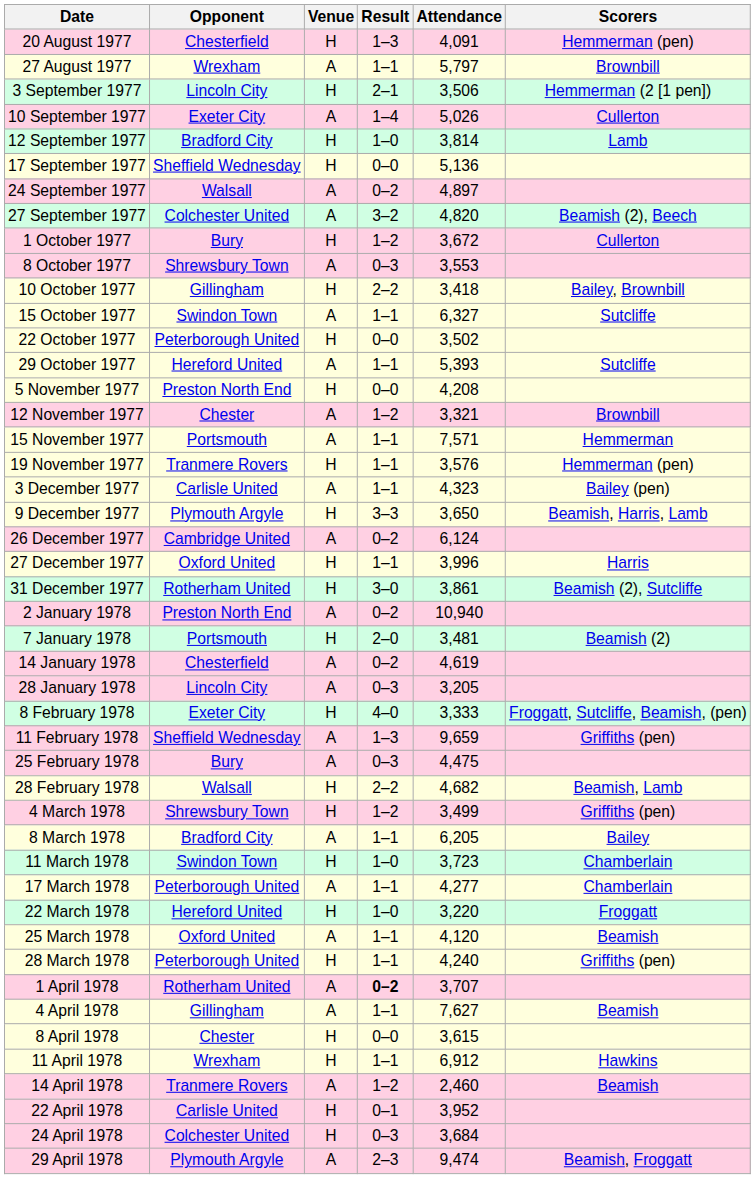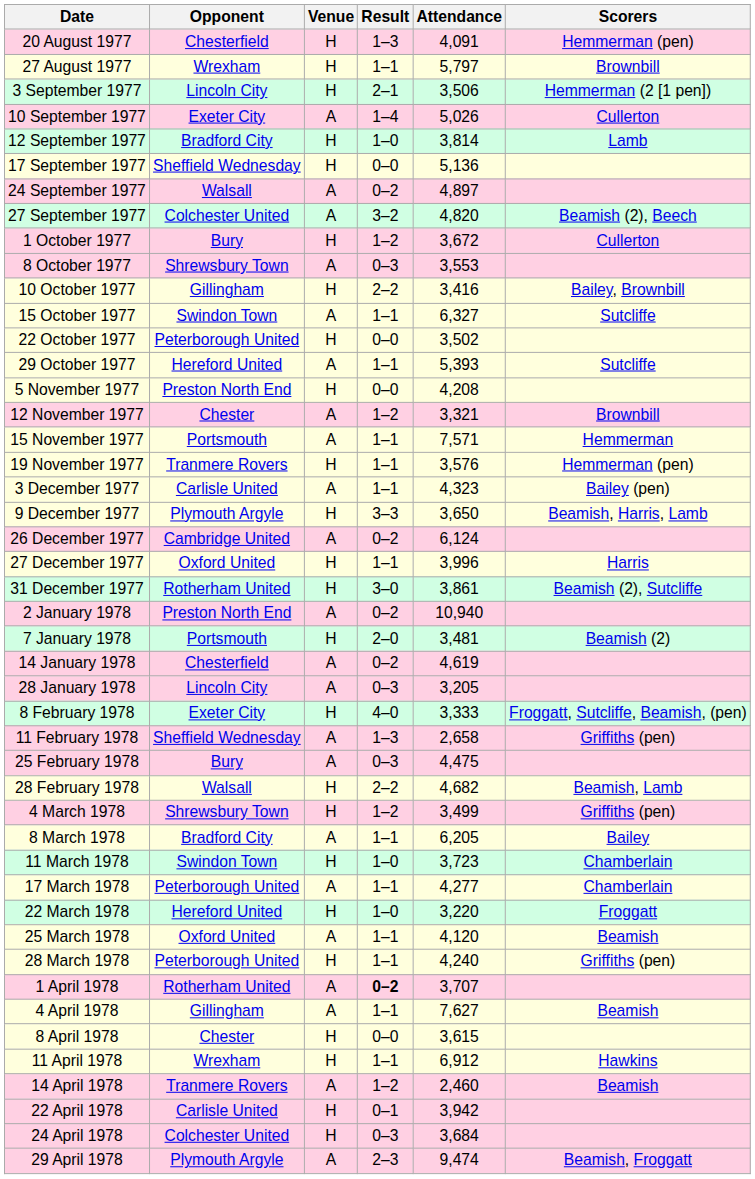(331, 66) A -> (331, 66) H
(459, 290) 3,418 -> (459, 290) 3,416
(459, 738) 9,659 -> (459, 738) 2,658
(459, 1111) 3,952 -> (459, 1111) 3,942
